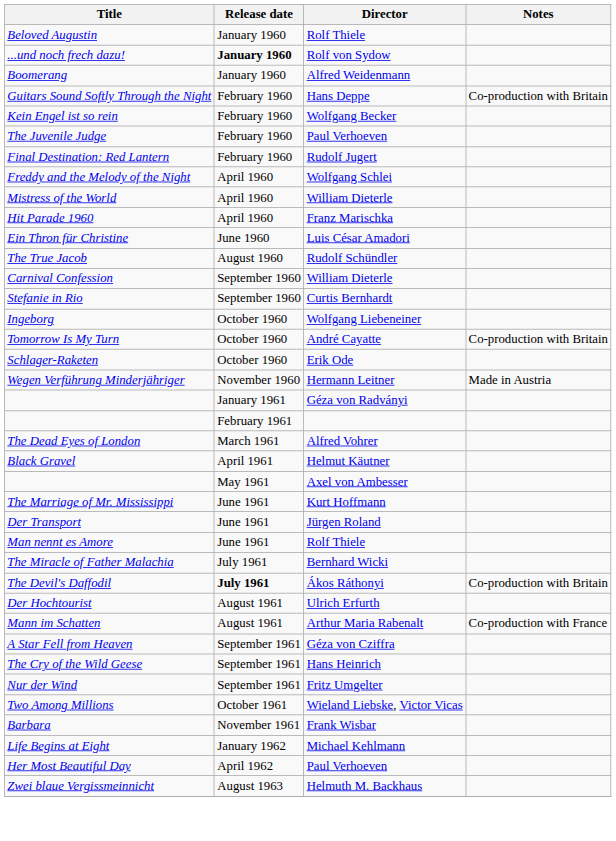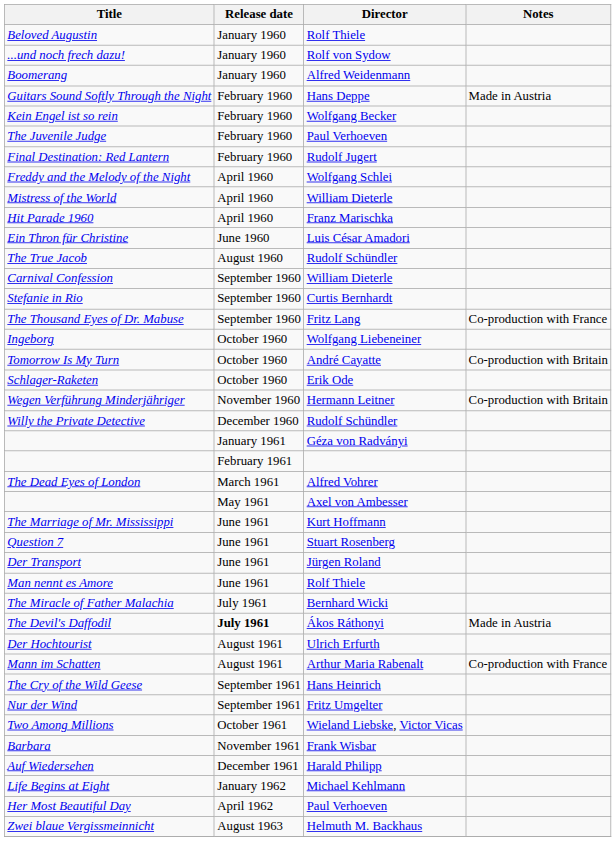(254, 55) bold -> (252, 55) normal
(538, 95) Co-production with Britain -> (510, 95) Made in Austria
+ row: (96, 319)
(510, 380) Made in Austria -> (538, 400) Co-production with Britain
+ row: (76, 420)
- row: (41, 461)
+ row: (35, 542)
(538, 583) Co-production with Britain -> (510, 623) Made in Austria
- row: (70, 643)
+ row: (51, 765)
